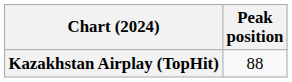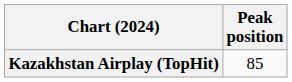(255, 63) 88 -> (255, 63) 85
